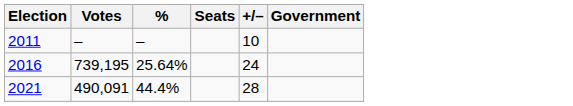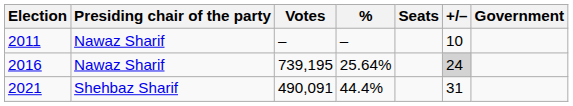+ column: (173, 16)
(251, 64) no background -> (454, 64) lightgrey background
(251, 88) 28 -> (454, 88) 31
